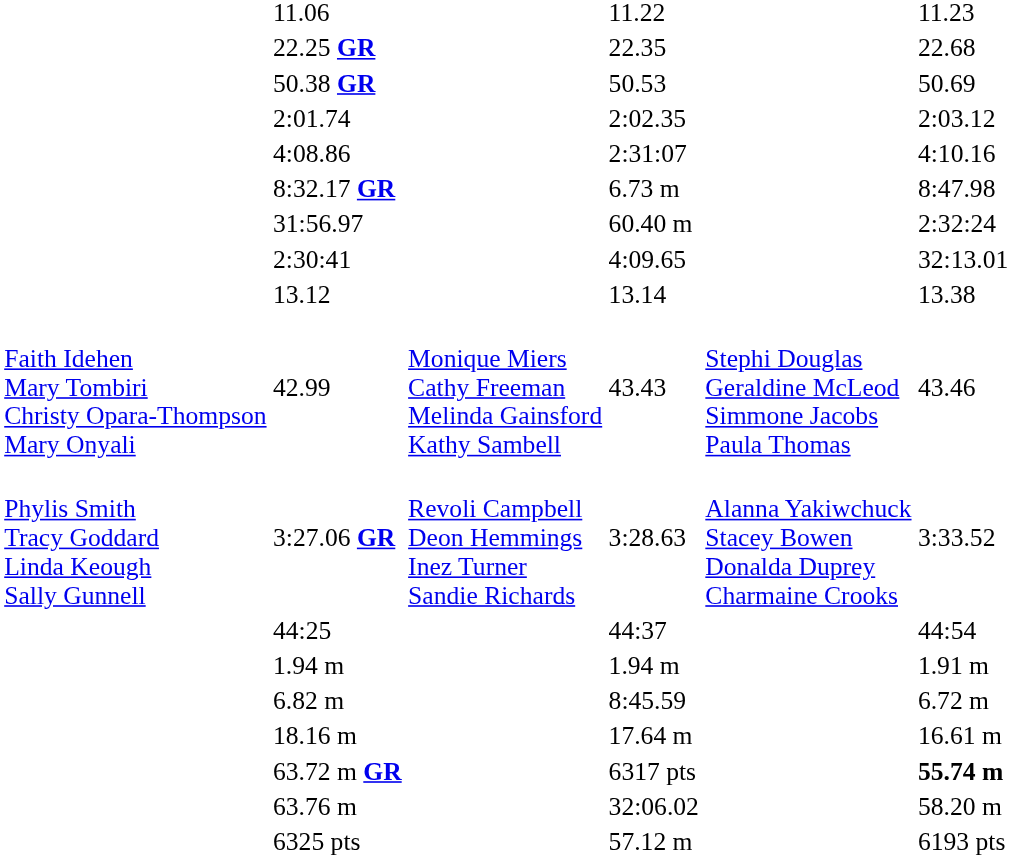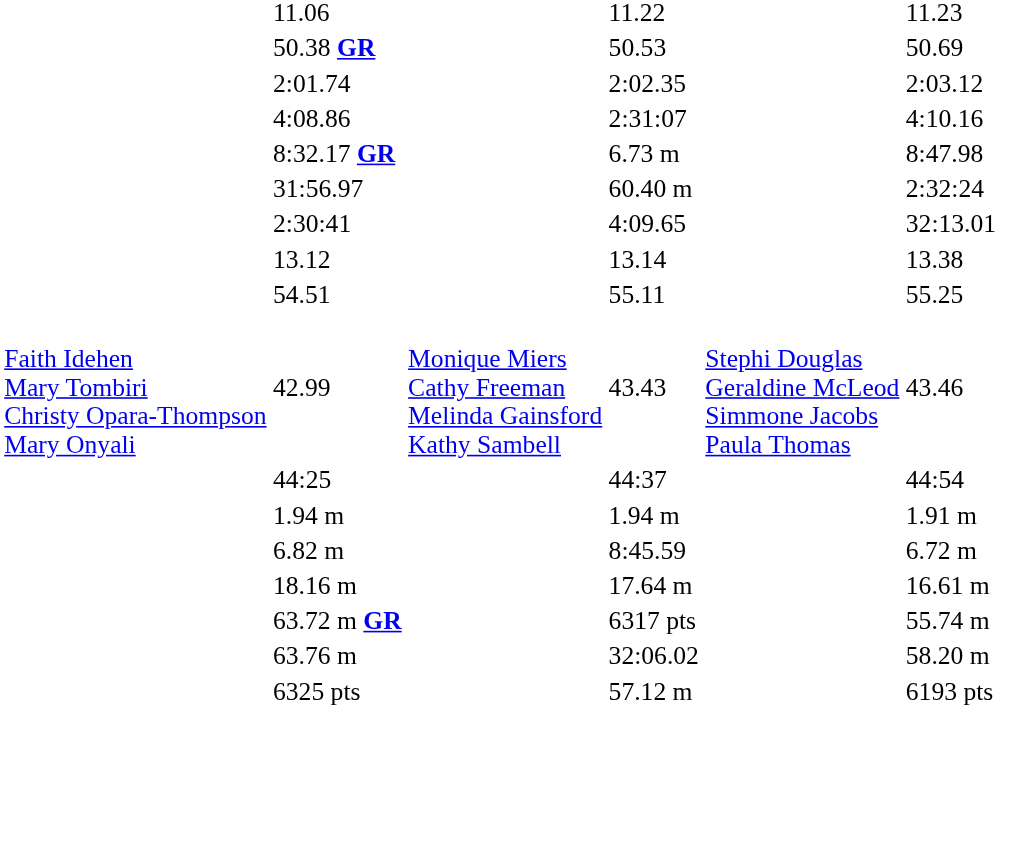- row: (324, 48)
+ row: (302, 294)
- row: (334, 537)
(961, 771) bold -> (948, 620) normal
